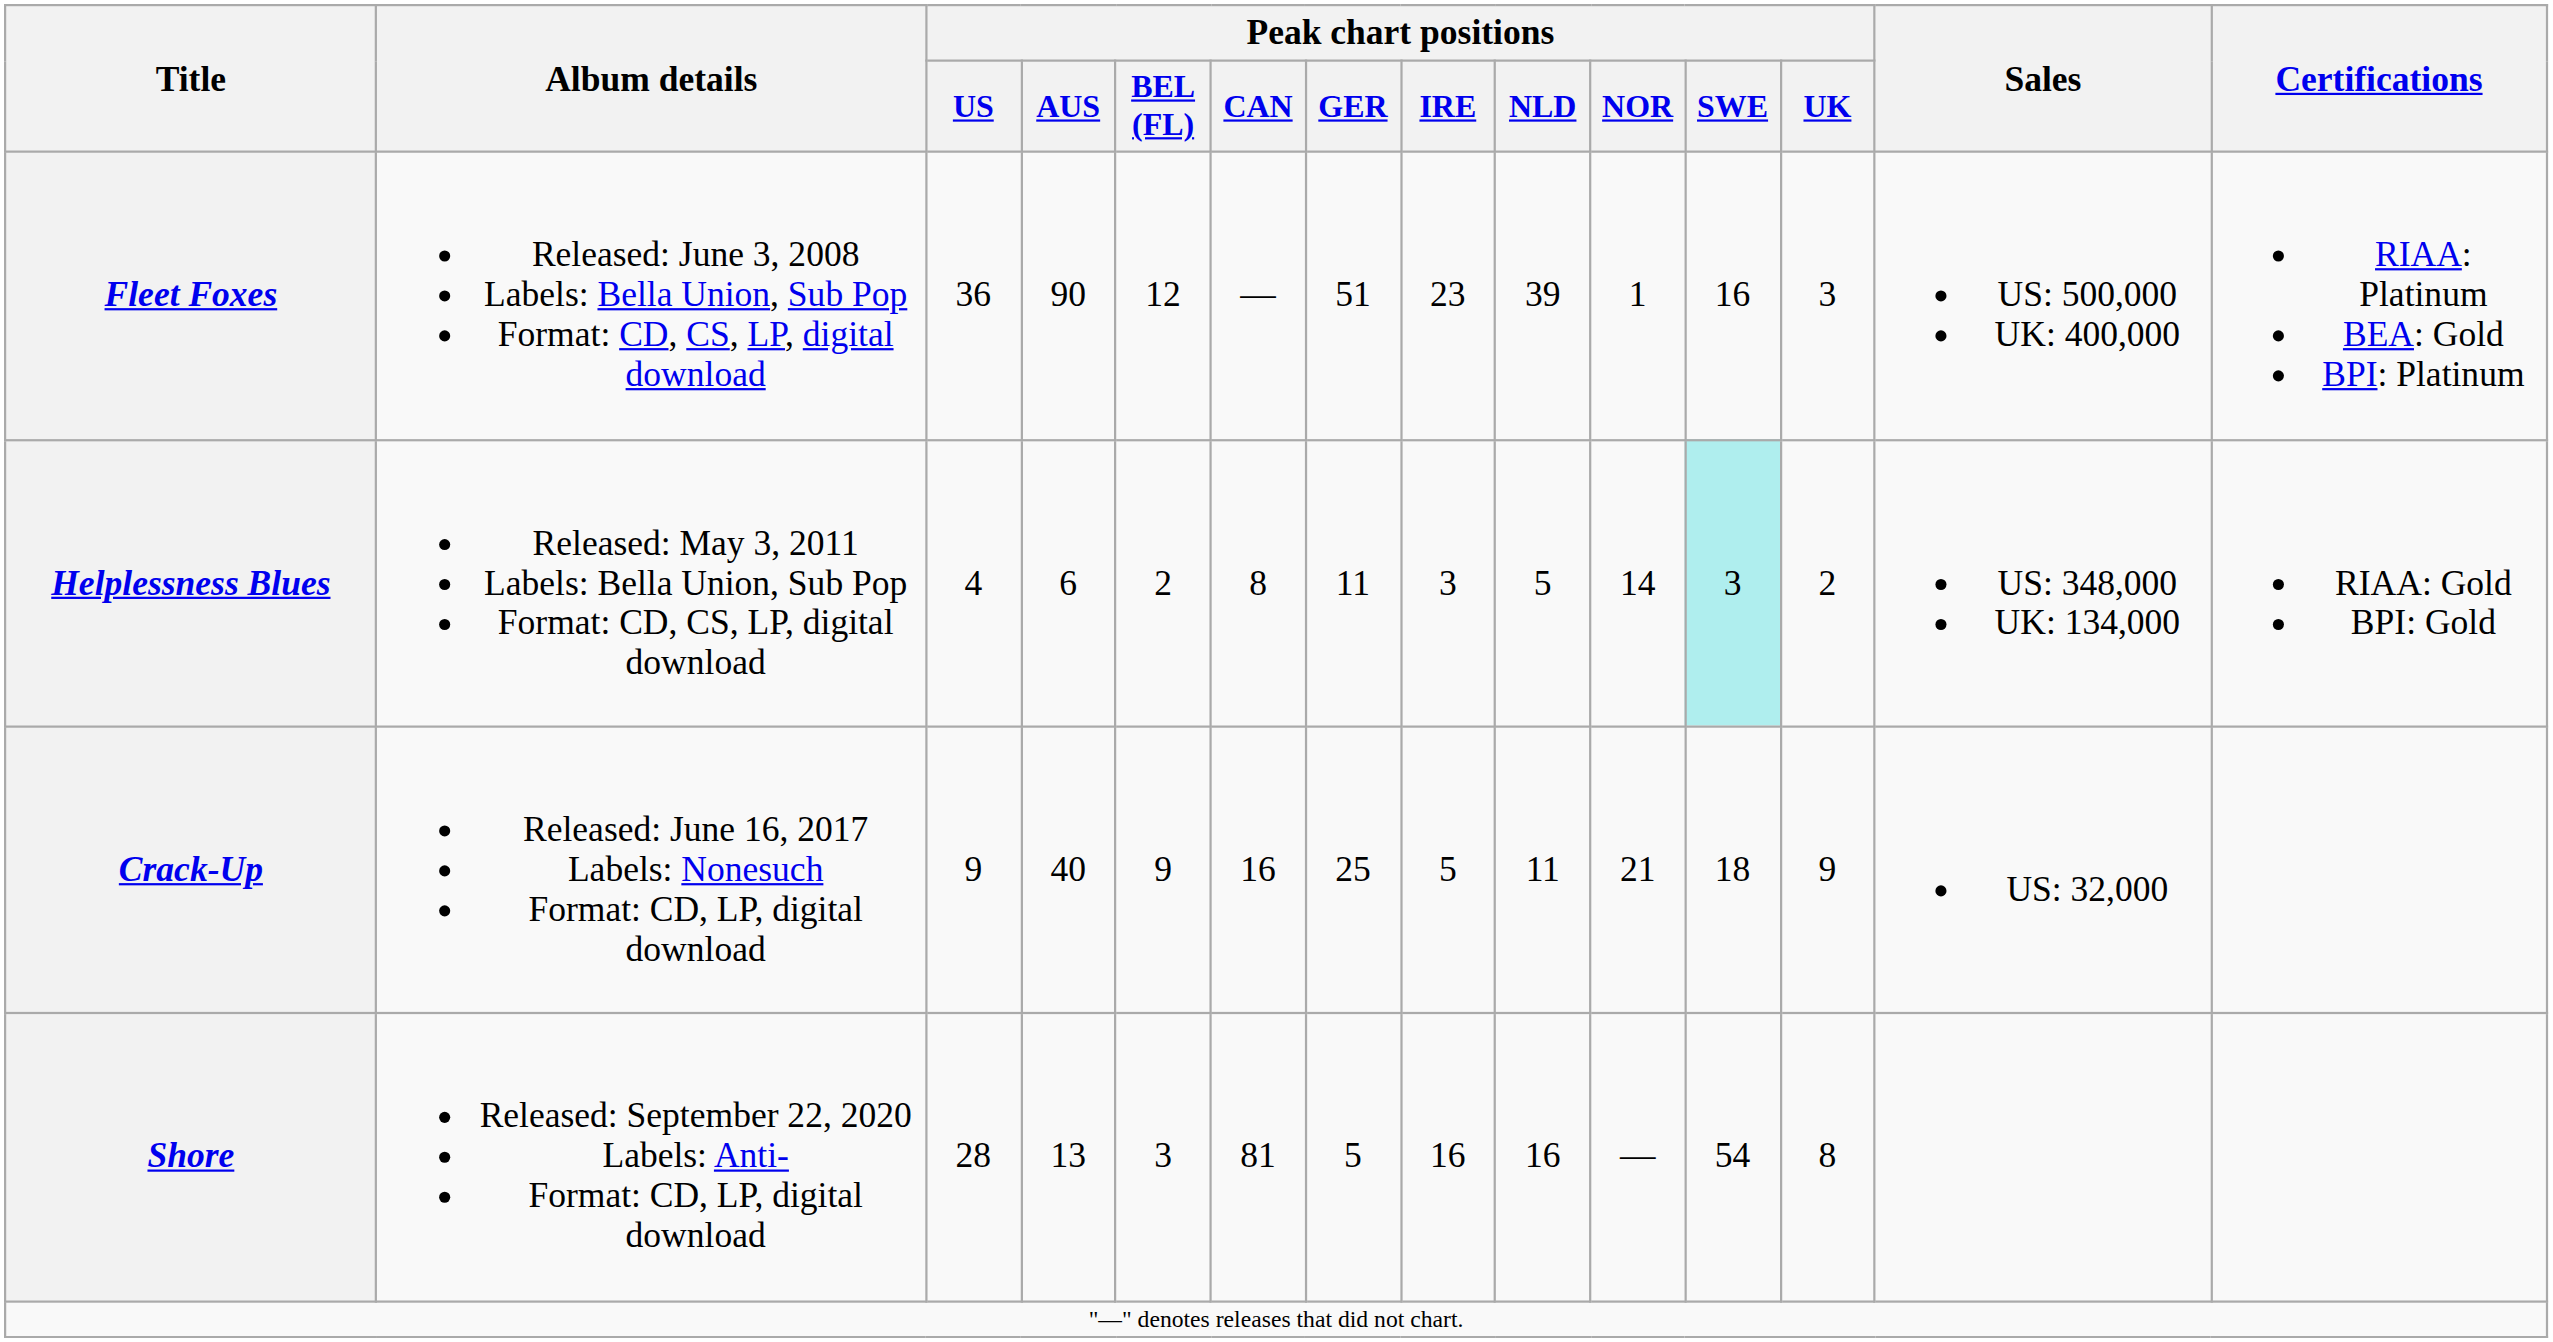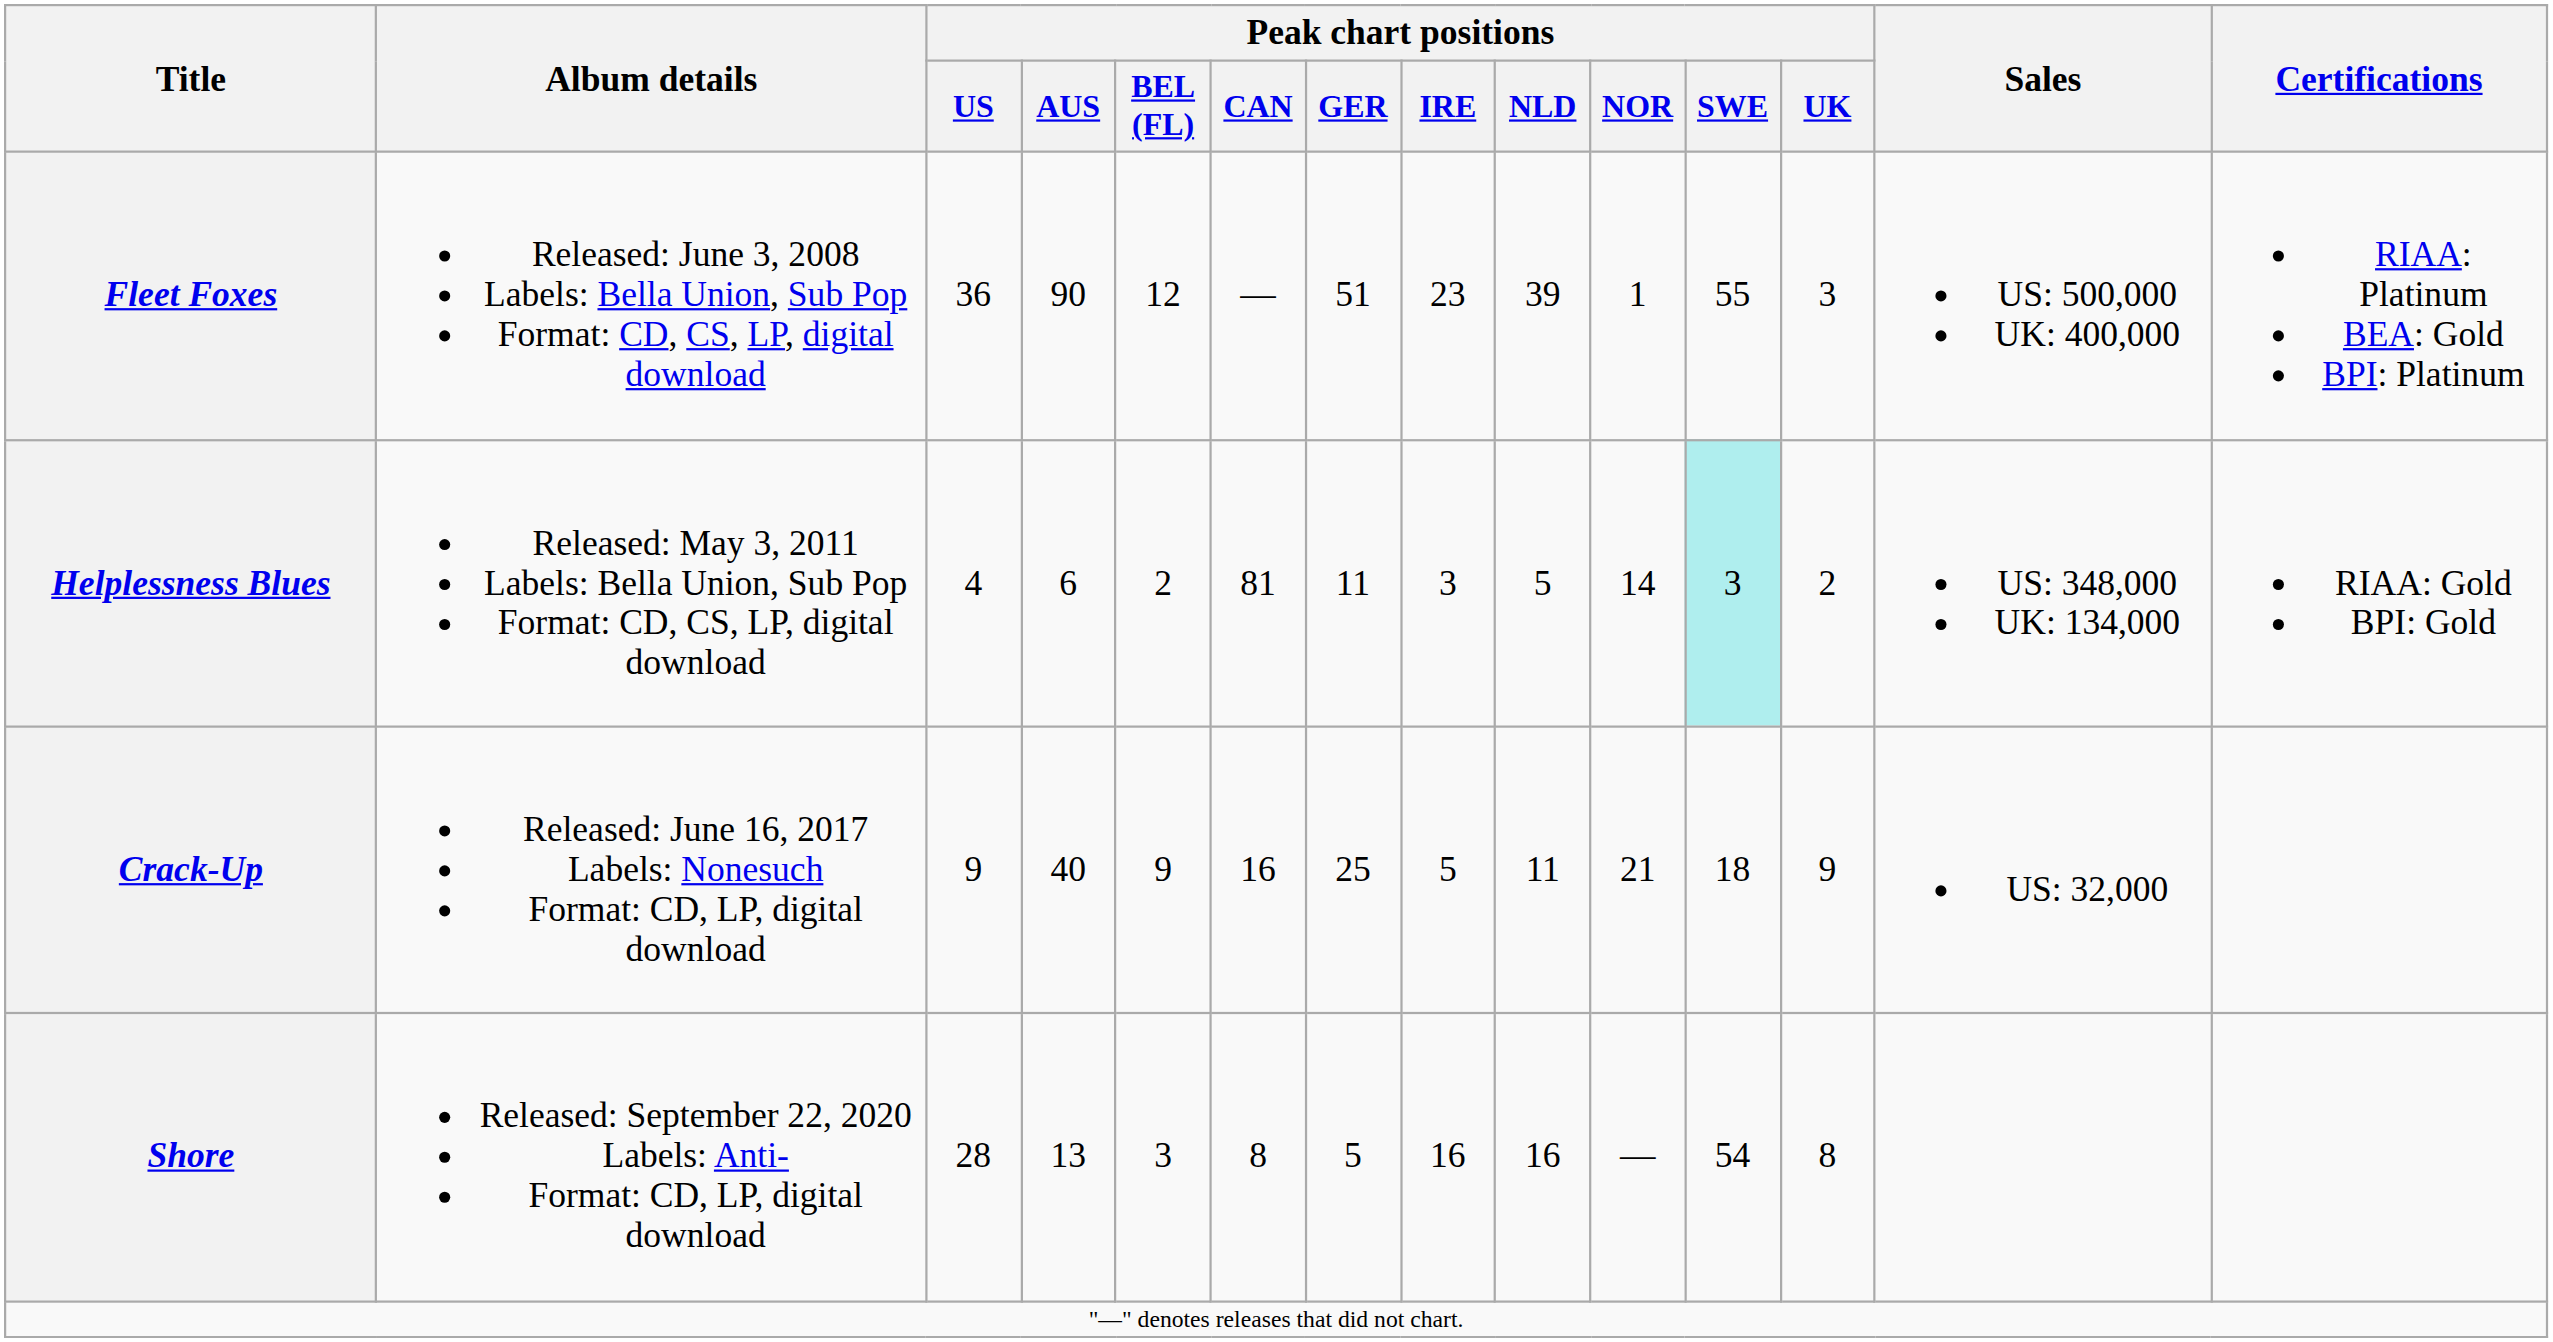(1733, 294) 16 -> (1733, 294) 55
(1258, 582) 8 -> (1258, 582) 81
(1258, 1156) 81 -> (1258, 1156) 8
